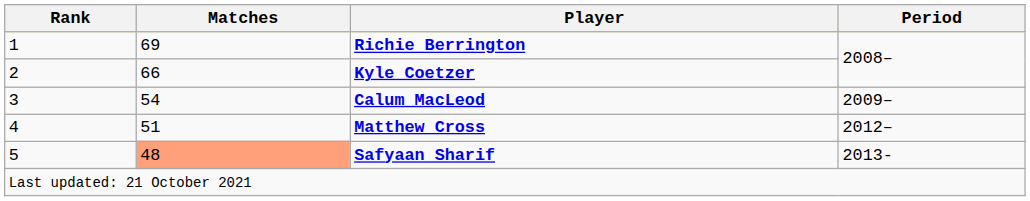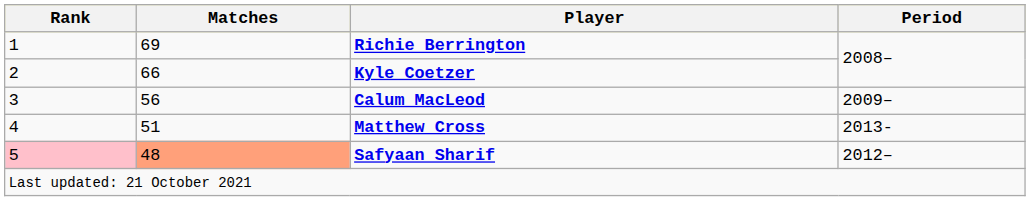(150, 100) 54 -> (150, 100) 56
(868, 128) 2012– -> (868, 128) 2013-
(14, 155) no background -> (14, 155) pink background
(868, 155) 2013- -> (868, 155) 2012–
